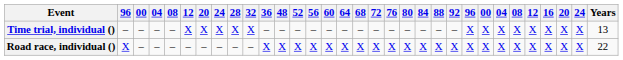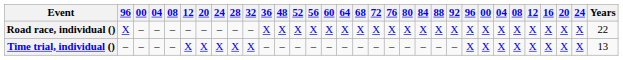rows swapped: (61, 47) <-> (61, 30)
